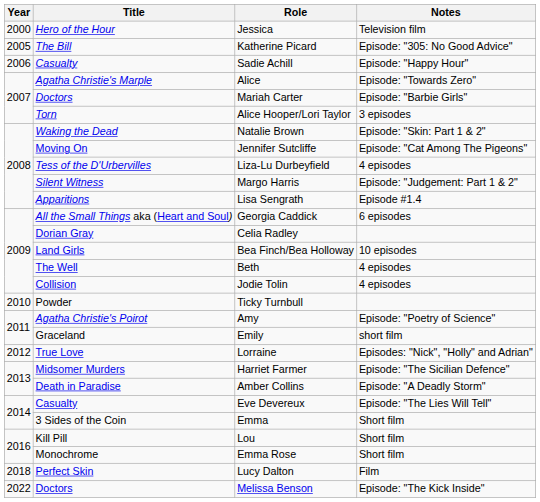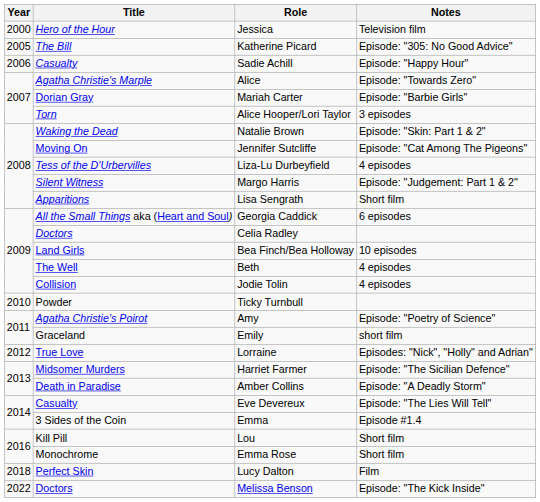(54, 98) Doctors -> (64, 98) Dorian Gray
(390, 200) Episode #1.4 -> (382, 200) Short film
(64, 234) Dorian Gray -> (54, 234) Doctors
(382, 421) Short film -> (390, 421) Episode #1.4
